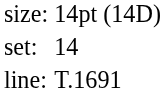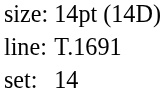rows swapped: (21, 47) <-> (25, 80)
